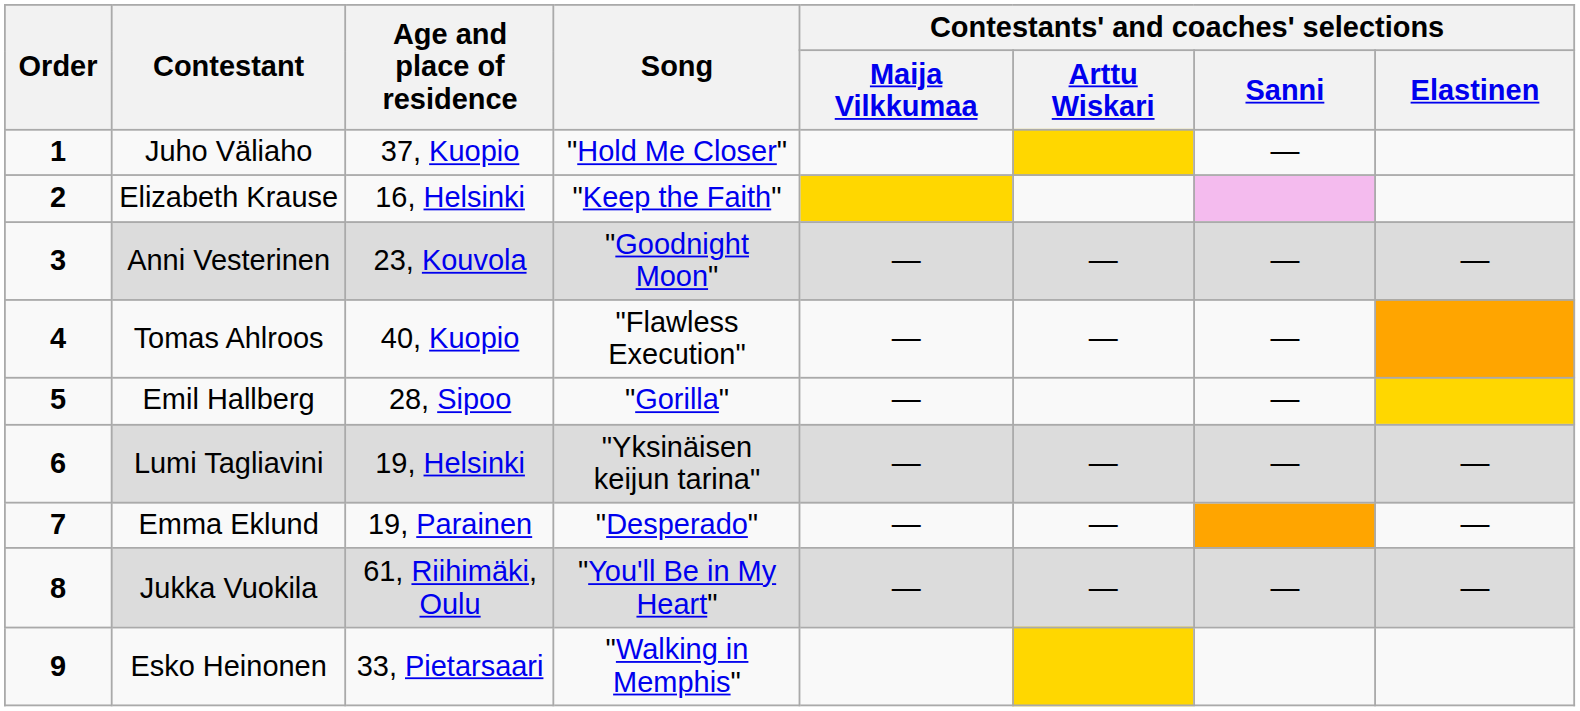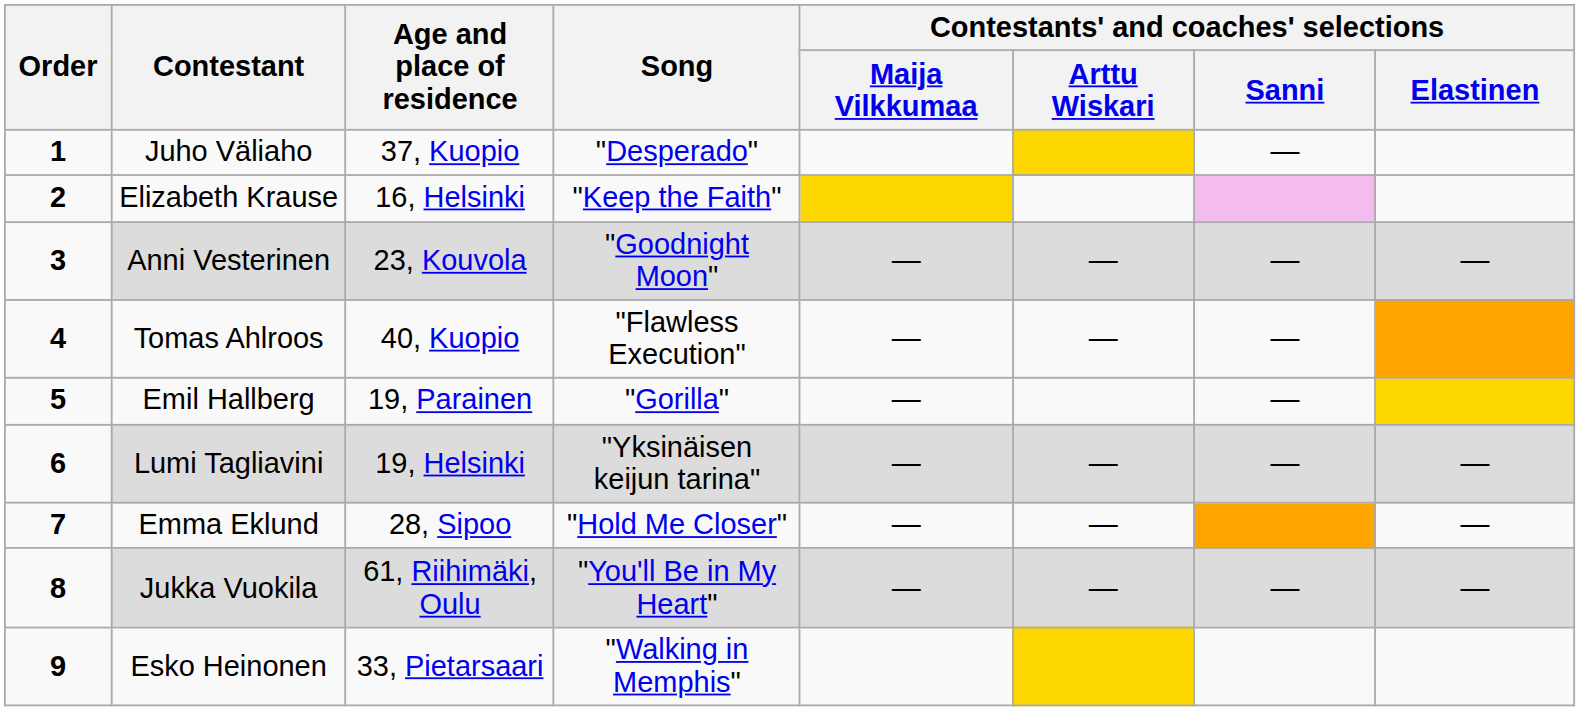(677, 151) "Hold Me Closer" -> (677, 151) "Desperado"
(450, 400) 28, Sipoo -> (450, 400) 19, Parainen
(450, 525) 19, Parainen -> (450, 525) 28, Sipoo
(677, 525) "Desperado" -> (677, 525) "Hold Me Closer"
